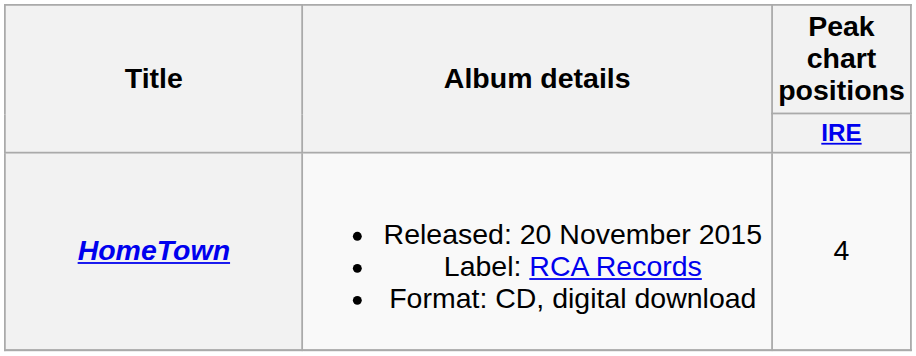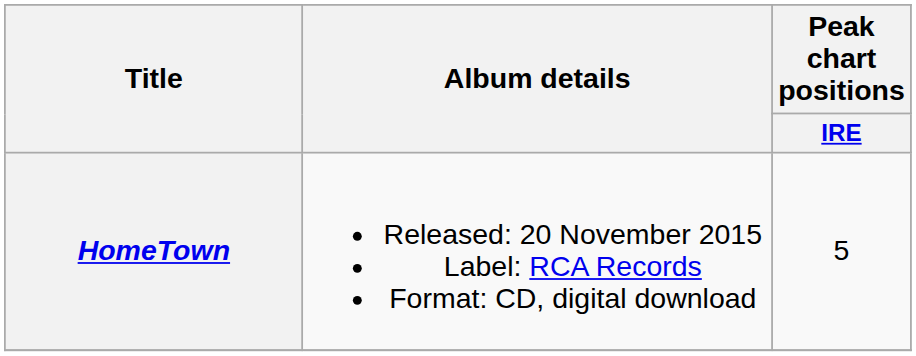(841, 251) 4 -> (841, 251) 5
